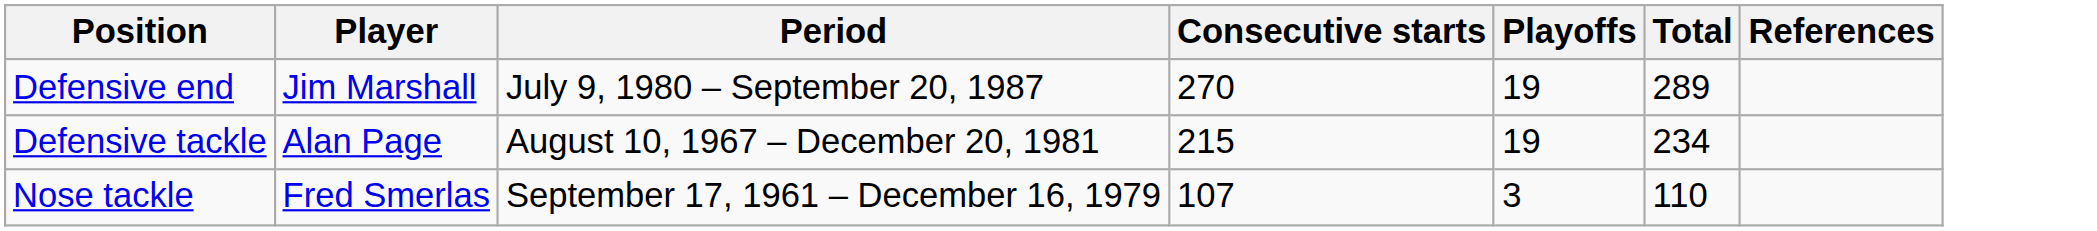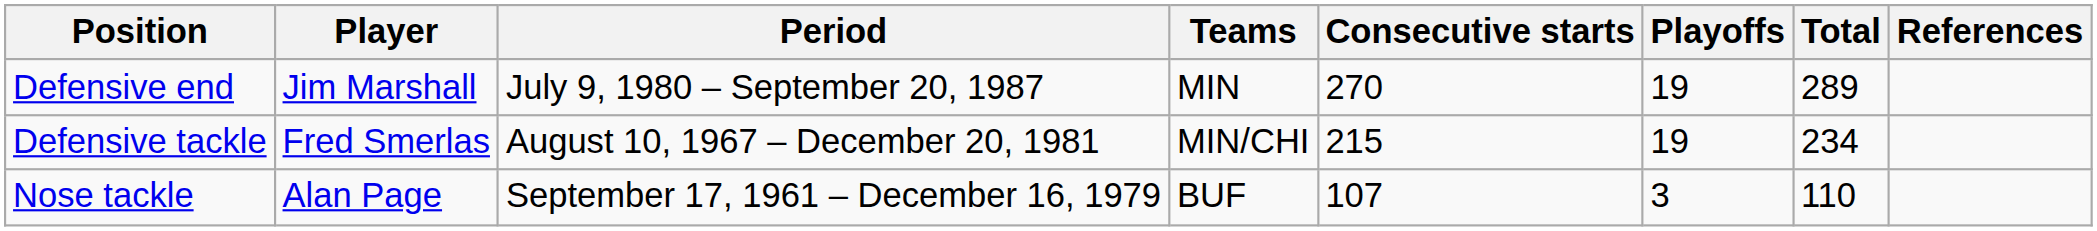+ column: (1243, 31)
(362, 141) Alan Page -> (386, 141) Fred Smerlas
(386, 196) Fred Smerlas -> (362, 196) Alan Page
